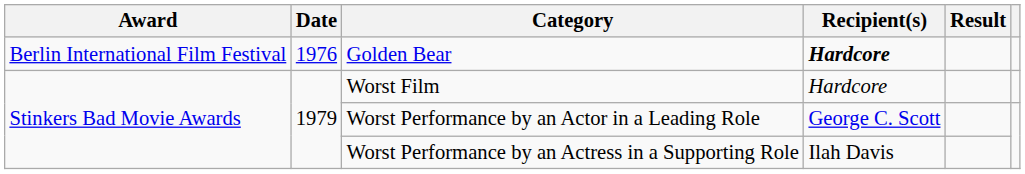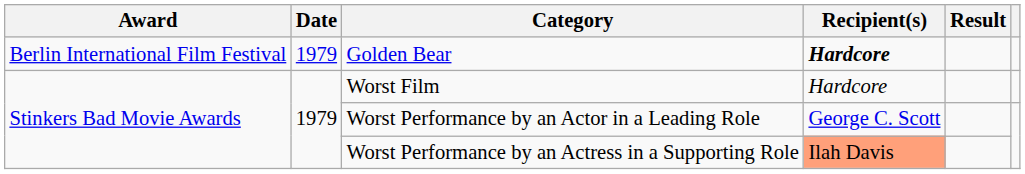(316, 53) 1976 -> (316, 53) 1979
(851, 151) no background -> (851, 151) lightsalmon background
